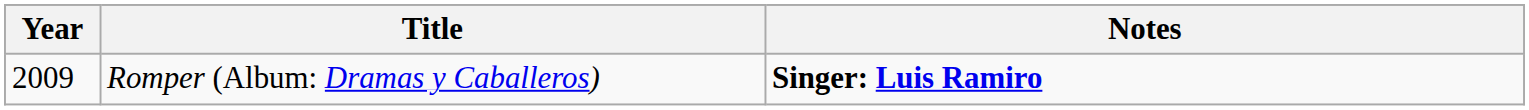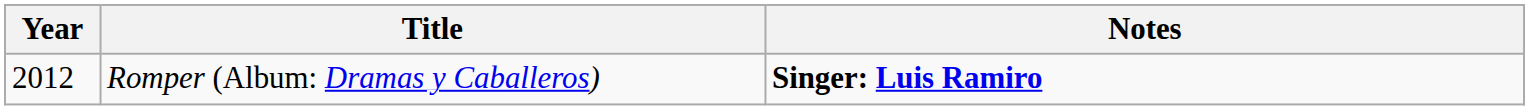(43, 78) 2009 -> (43, 78) 2012
